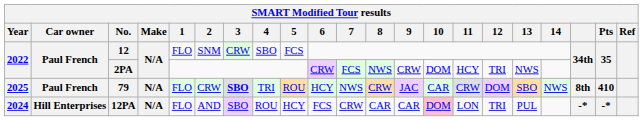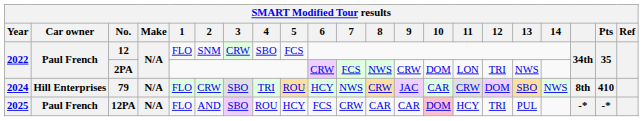(468, 69) HCY -> (468, 69) LON
(18, 87) 2025 -> (18, 87) 2024
(70, 87) Paul French -> (70, 87) Hill Enterprises
(238, 87) bold -> (238, 87) normal
(18, 106) 2024 -> (18, 106) 2025
(70, 106) Hill Enterprises -> (70, 106) Paul French
(468, 106) LON -> (468, 106) HCY
